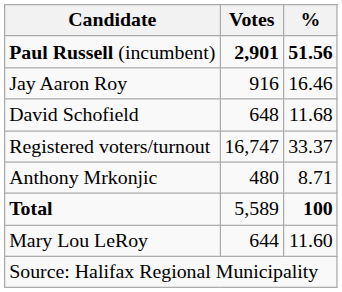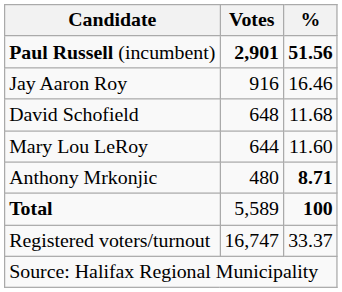rows swapped: (79, 240) <-> (110, 146)
(315, 177) normal -> (315, 177) bold
